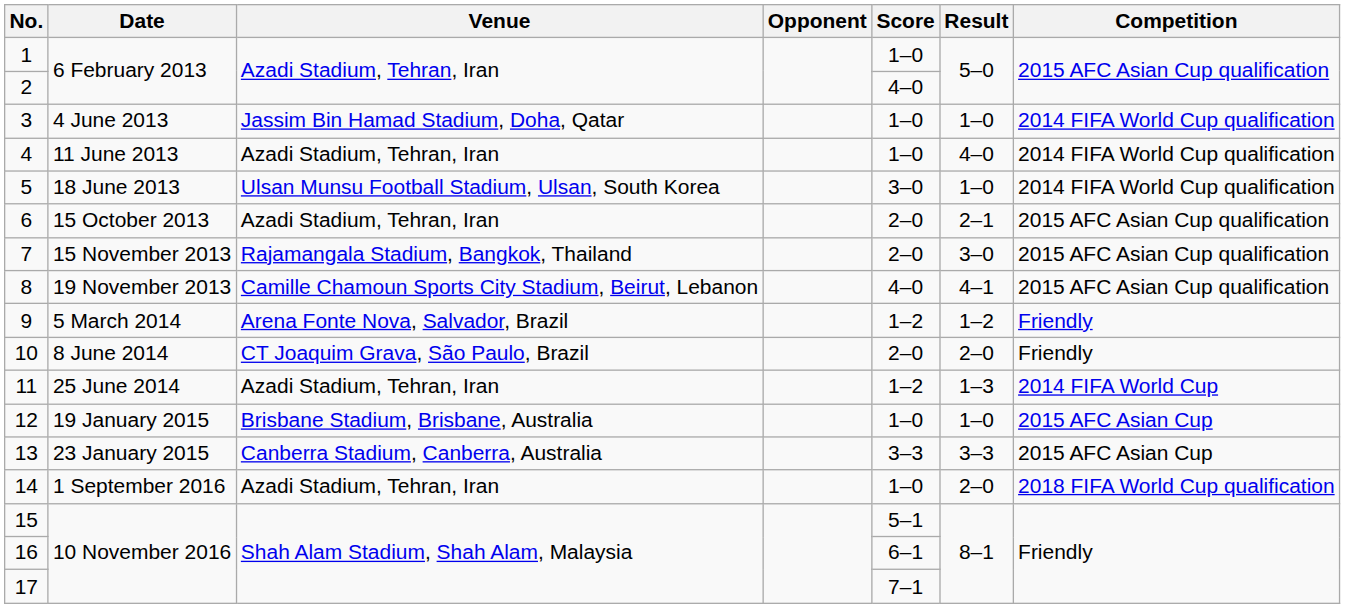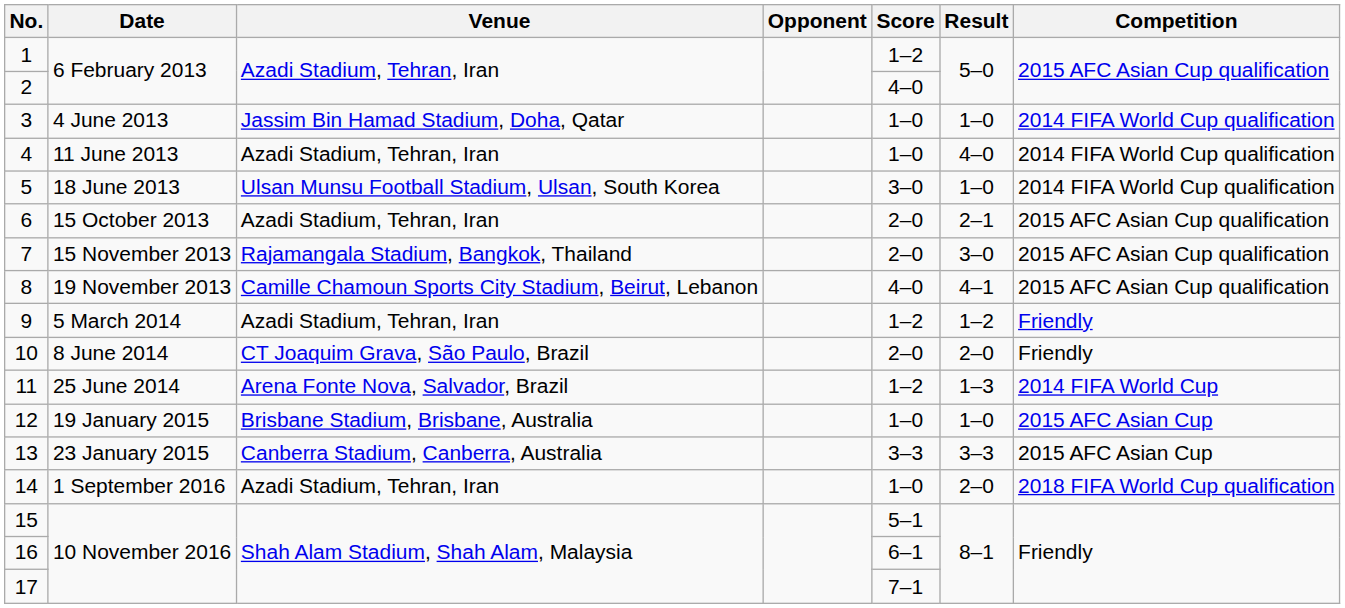(906, 54) 1–0 -> (906, 54) 1–2
(405, 320) Arena Fonte Nova, Salvador, Brazil -> (370, 320) Azadi Stadium, Tehran, Iran
(370, 386) Azadi Stadium, Tehran, Iran -> (405, 386) Arena Fonte Nova, Salvador, Brazil
